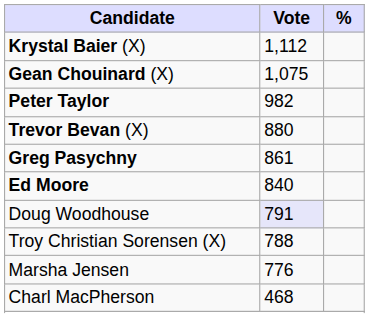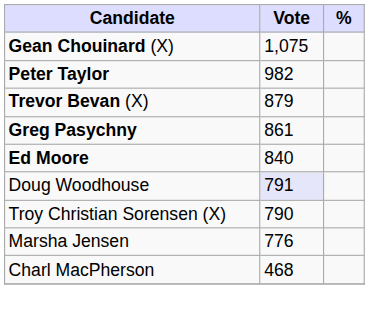- row: (77, 46)
(279, 130) 880 -> (279, 102) 879
(279, 241) 788 -> (279, 213) 790
